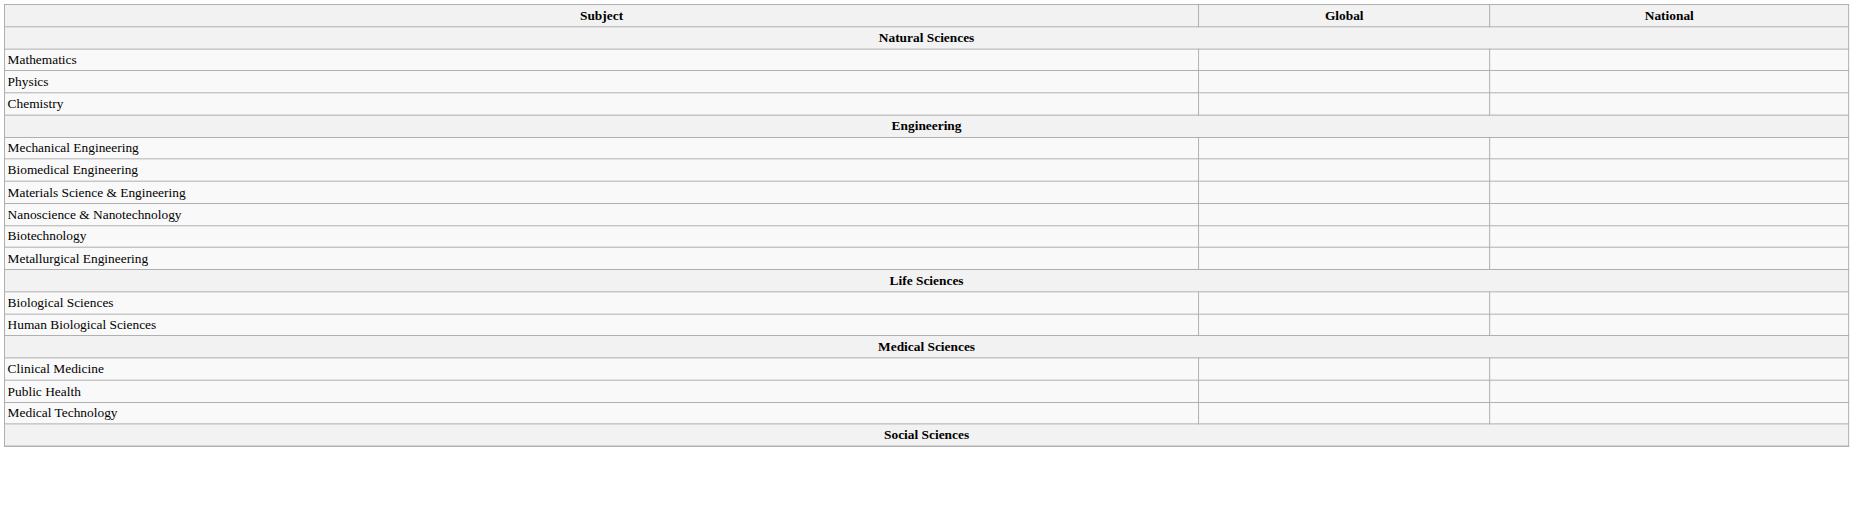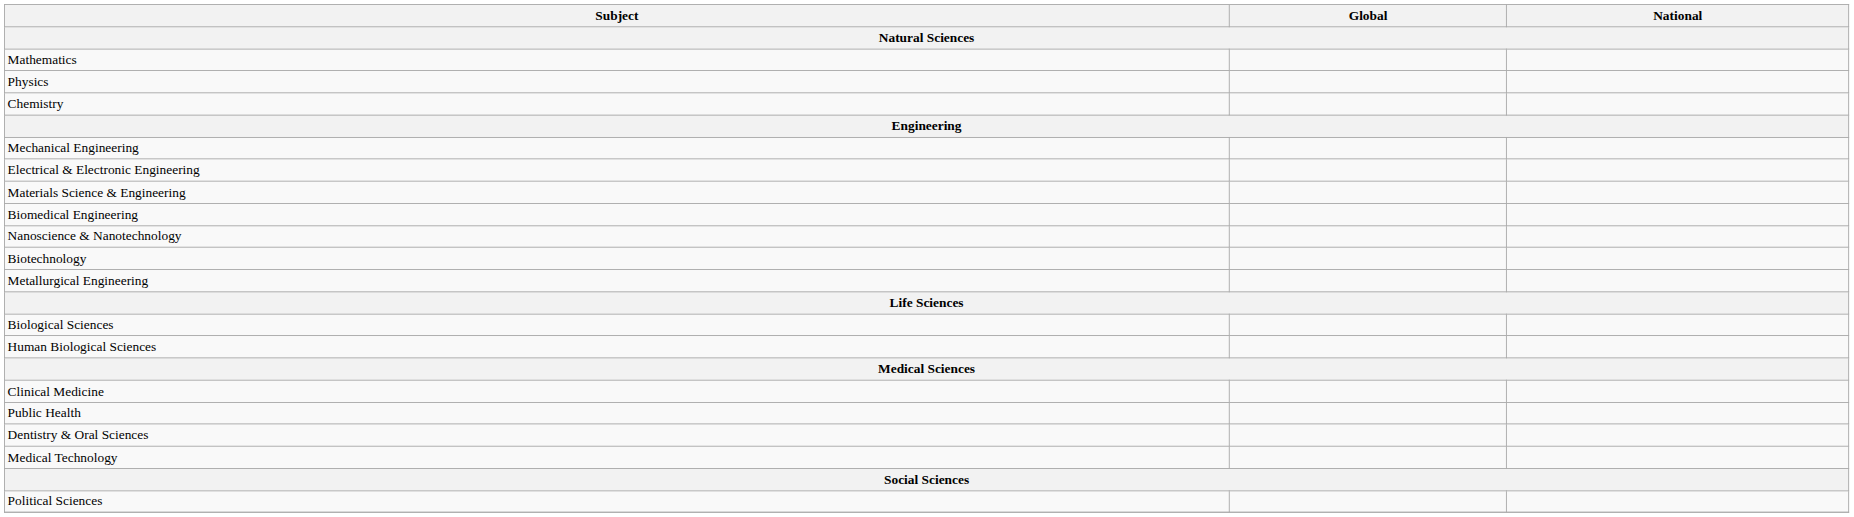+ row: (104, 170)
rows swapped: (73, 170) <-> (97, 192)
+ row: (78, 435)
+ row: (55, 501)
